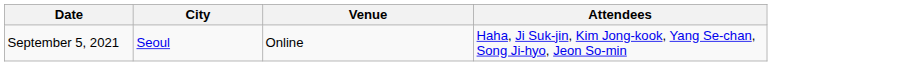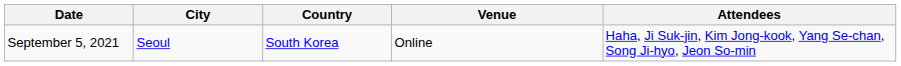+ column: (327, 14)
